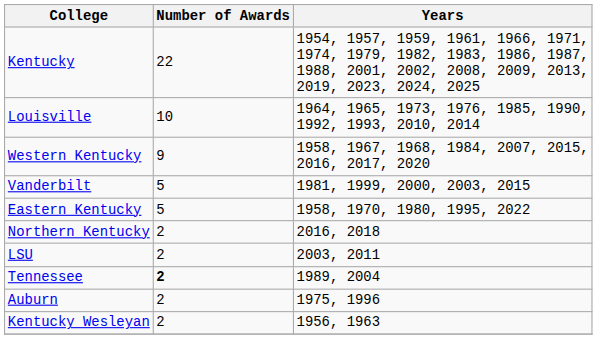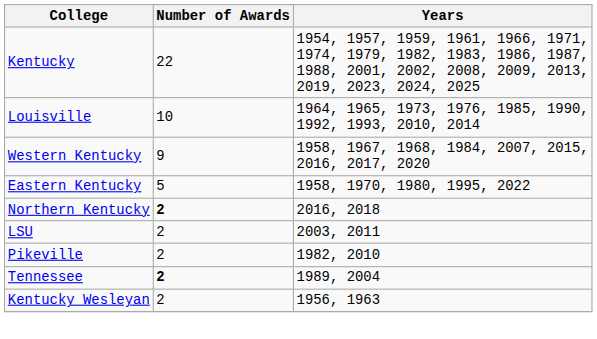- row: (50, 187)
(161, 232) normal -> (161, 209) bold
+ row: (45, 255)
- row: (33, 300)
